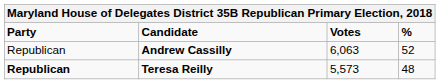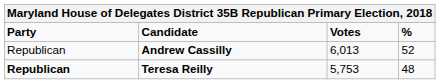(344, 50) 6,063 -> (344, 50) 6,013
(344, 69) 5,573 -> (344, 69) 5,753
